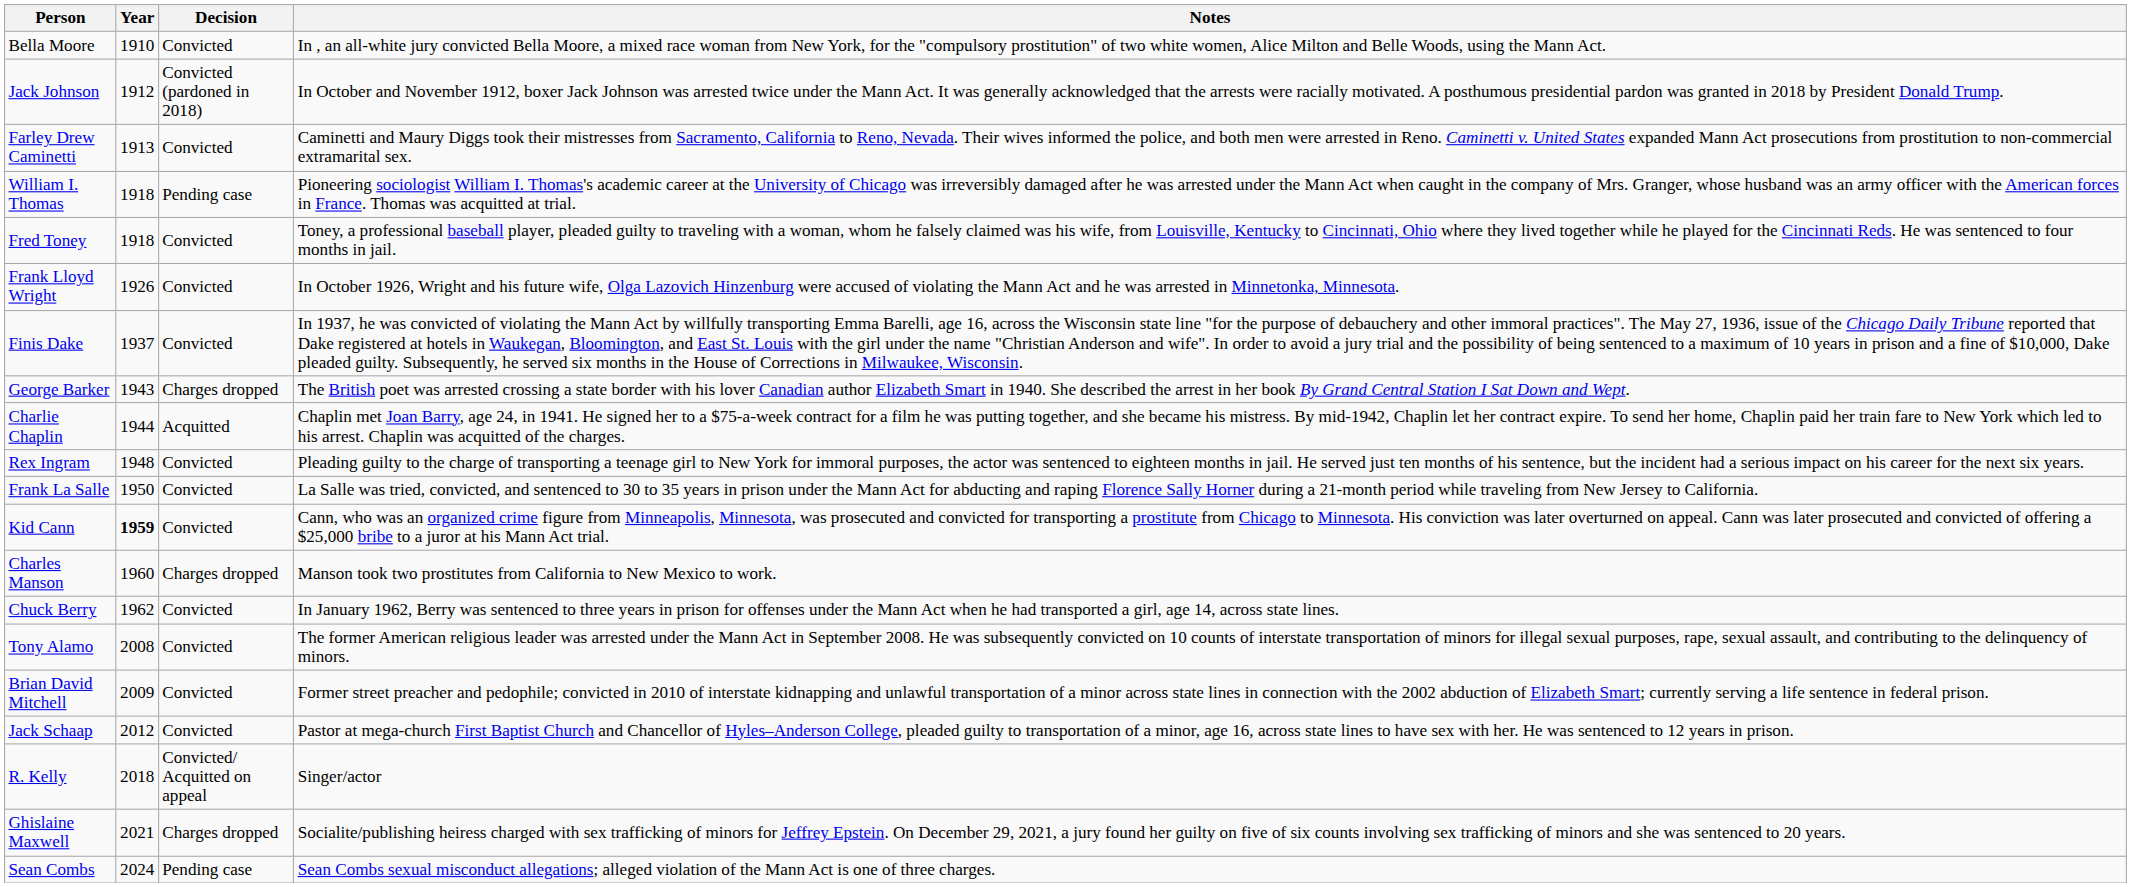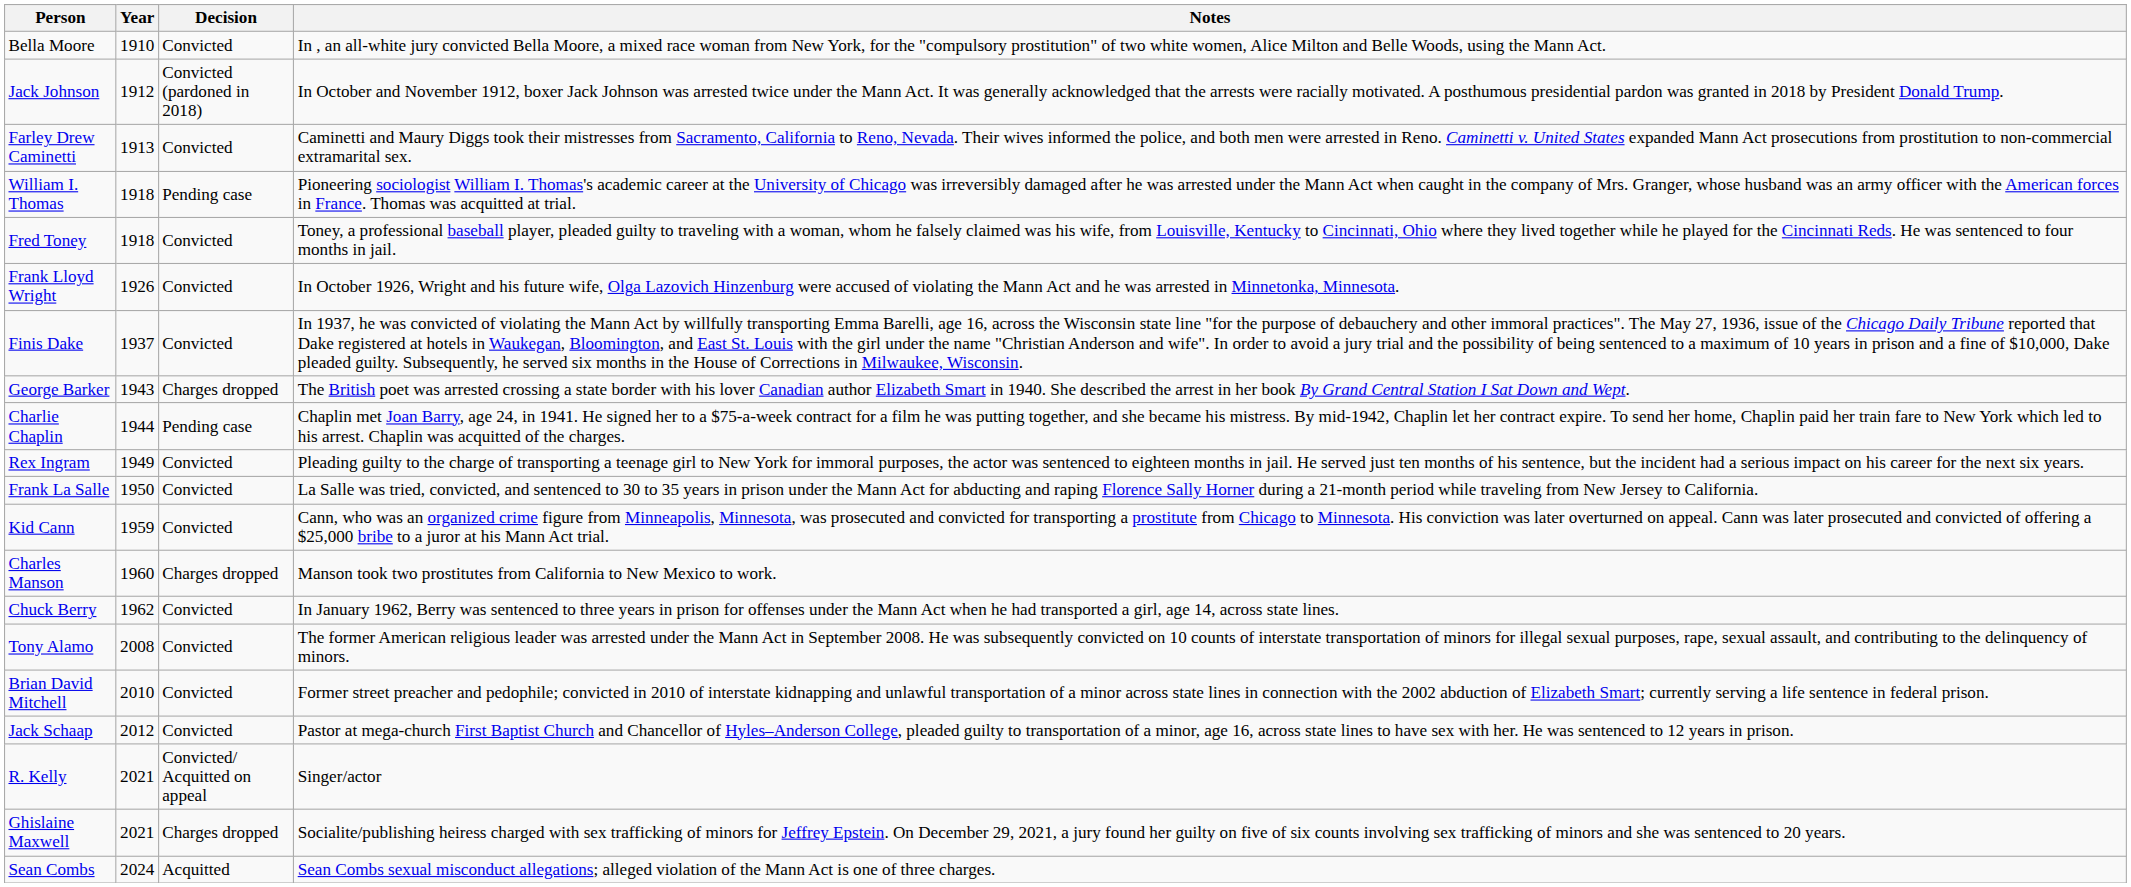(196, 426) Acquitted -> (207, 426) Pending case
(137, 462) 1948 -> (137, 462) 1949
(137, 526) bold -> (137, 526) normal
(137, 693) 2009 -> (137, 693) 2010
(137, 776) 2018 -> (137, 776) 2021
(207, 869) Pending case -> (196, 869) Acquitted
